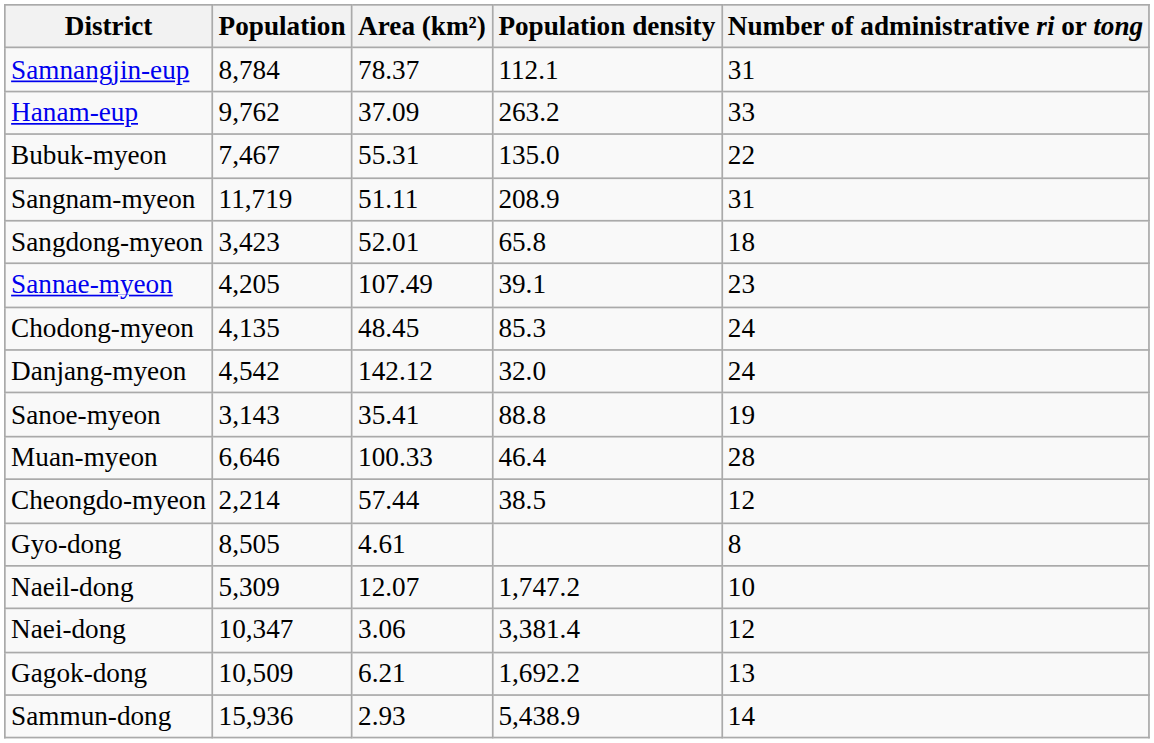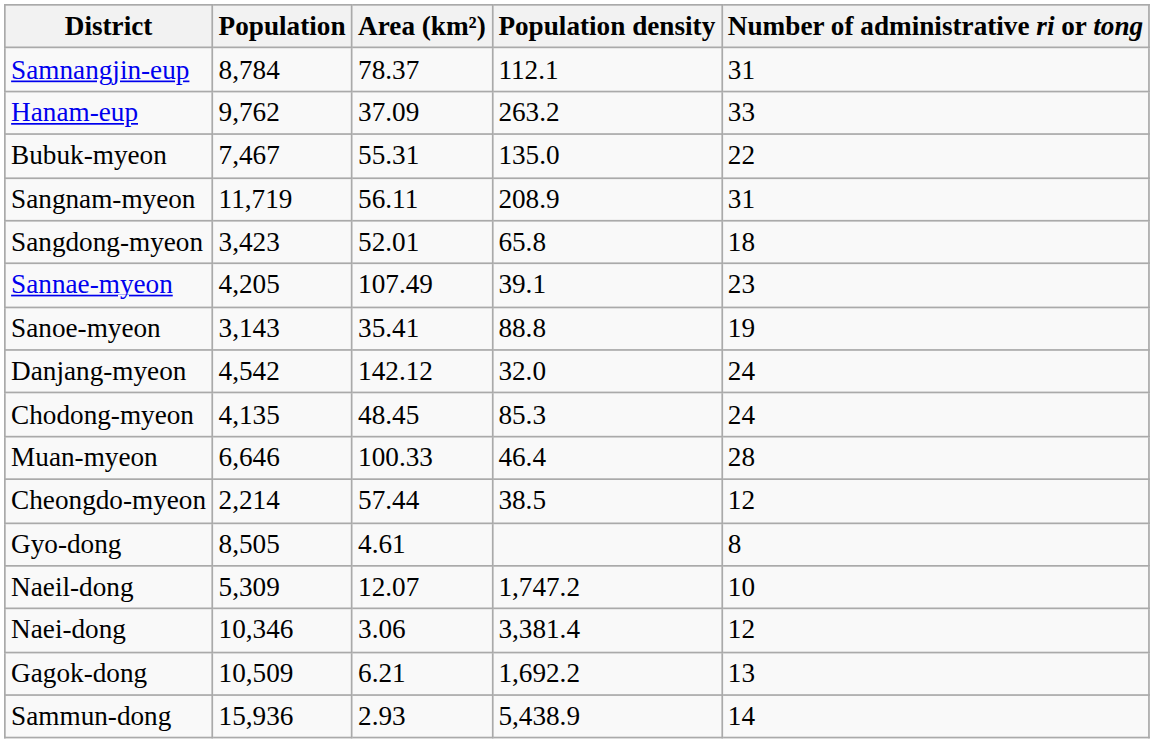(388, 198) 51.11 -> (388, 198) 56.11
rows swapped: (86, 414) <-> (103, 328)
(256, 629) 10,347 -> (256, 629) 10,346
